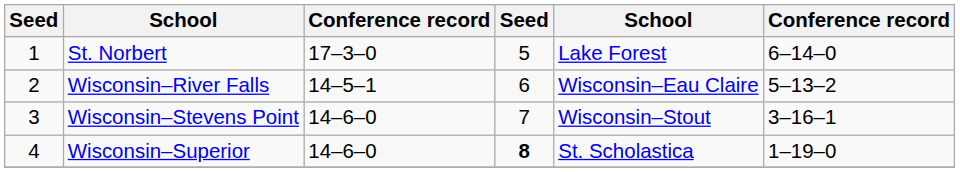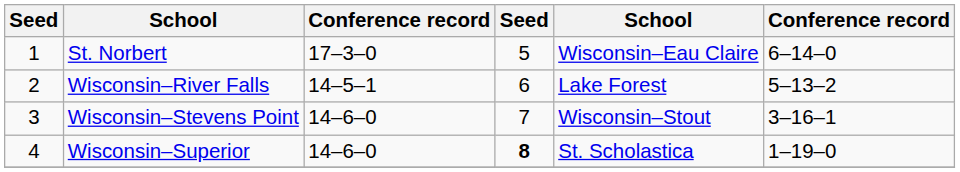(612, 53) Lake Forest -> (658, 53) Wisconsin–Eau Claire
(658, 85) Wisconsin–Eau Claire -> (612, 85) Lake Forest
